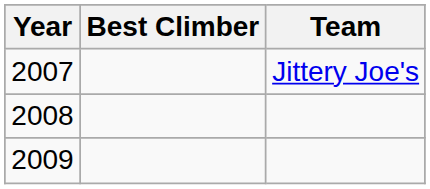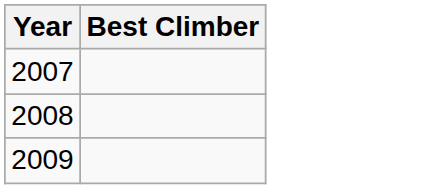- column: (346, 26)
